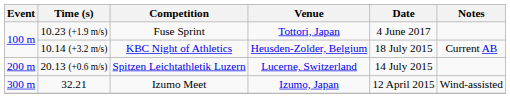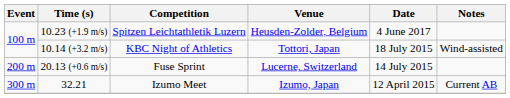(179, 31) Fuse Sprint -> (179, 31) Spitzen Leichtathletik Luzern
(309, 31) Tottori, Japan -> (309, 31) Heusden-Zolder, Belgium
(309, 48) Heusden-Zolder, Belgium -> (309, 48) Tottori, Japan
(471, 48) Current AB -> (471, 48) Wind-assisted
(179, 66) Spitzen Leichtathletik Luzern -> (179, 66) Fuse Sprint
(471, 84) Wind-assisted -> (471, 84) Current AB
